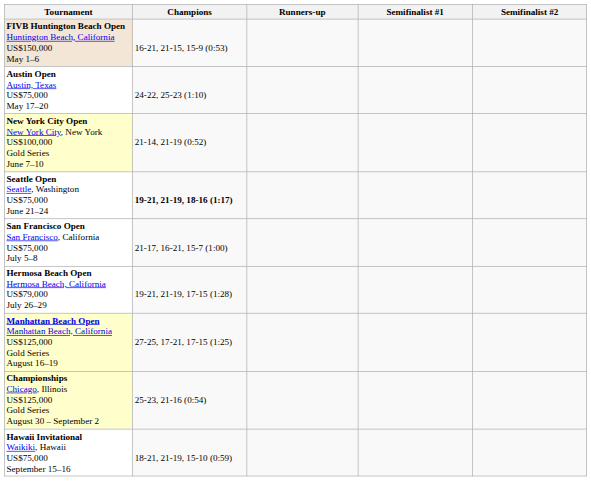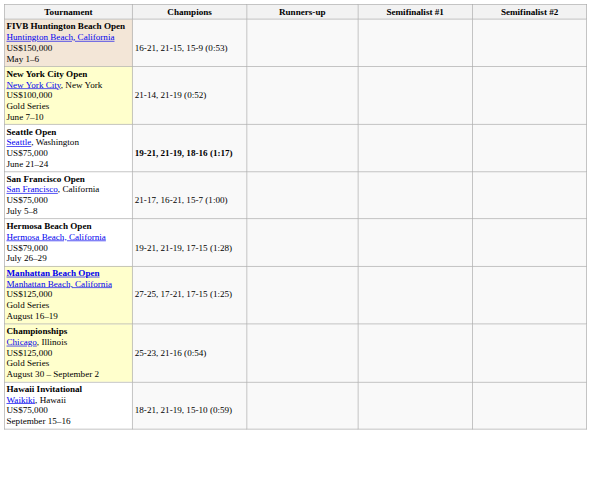- row: (31, 89)
